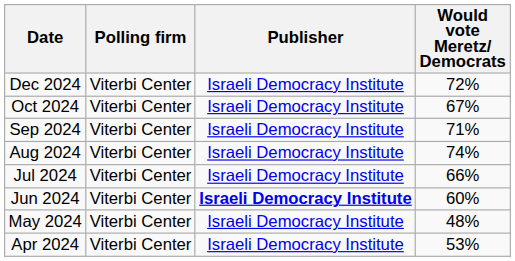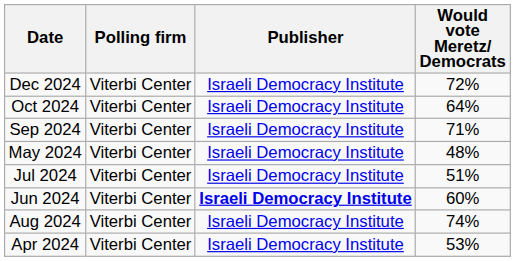(463, 107) 67% -> (463, 107) 64%
rows swapped: (45, 153) <-> (45, 221)
(463, 176) 66% -> (463, 176) 51%
